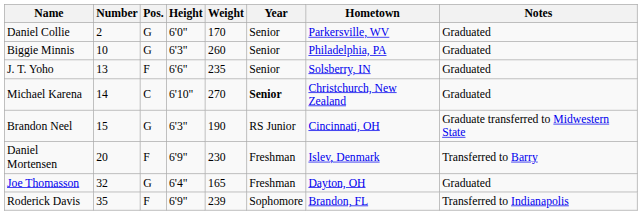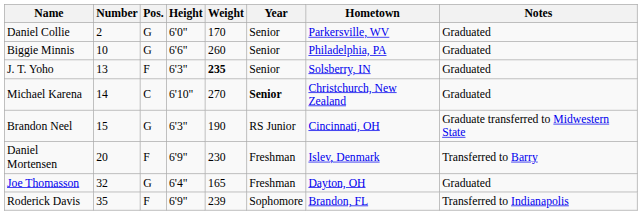(178, 50) 6'3" -> (178, 50) 6'6"
(178, 69) 6'6" -> (178, 69) 6'3"
(217, 69) normal -> (217, 69) bold
